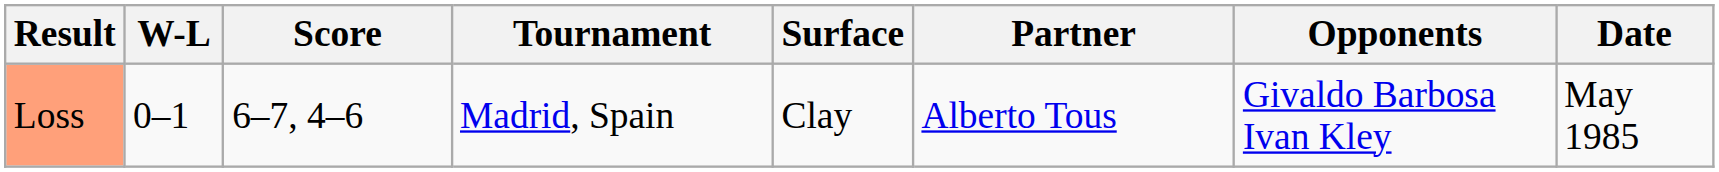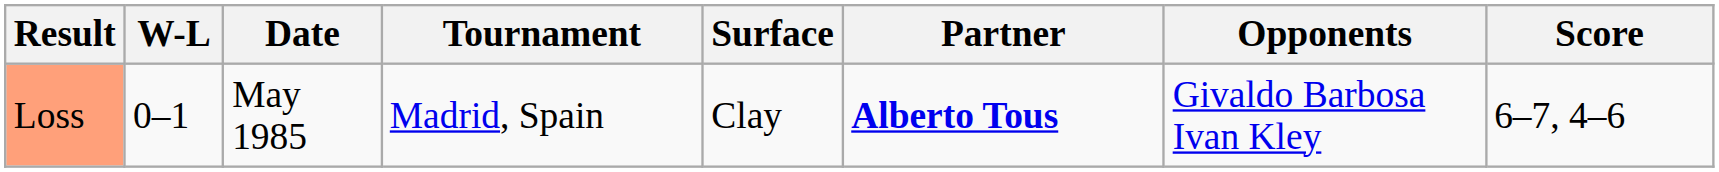columns swapped: (1635, 34) <-> (337, 34)
(1019, 114) normal -> (955, 114) bold
